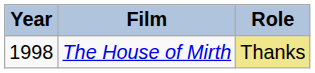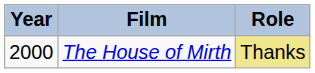(31, 51) 1998 -> (31, 51) 2000
